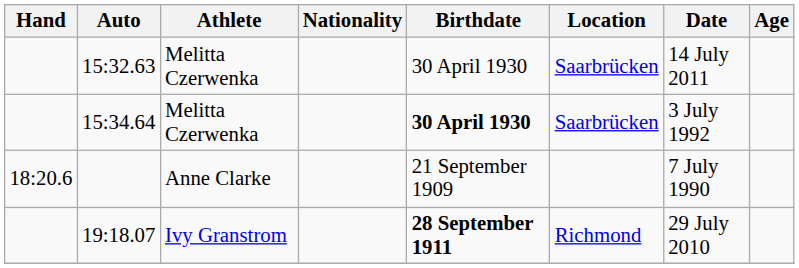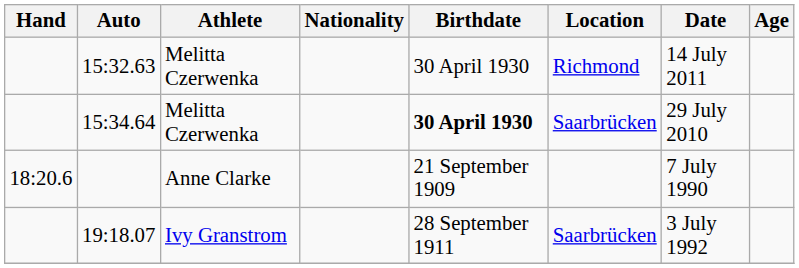(607, 65) Saarbrücken -> (596, 65) Richmond
(693, 122) 3 July 1992 -> (697, 122) 29 July 2010
(472, 234) bold -> (471, 234) normal
(598, 234) Richmond -> (605, 234) Saarbrücken
(699, 234) 29 July 2010 -> (691, 234) 3 July 1992
